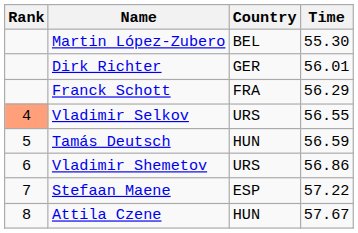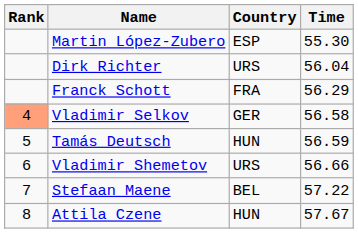(246, 42) BEL -> (246, 42) ESP
(246, 67) GER -> (246, 67) URS
(327, 67) 56.01 -> (327, 67) 56.04
(246, 116) URS -> (246, 116) GER
(327, 116) 56.55 -> (327, 116) 56.58
(327, 166) 56.86 -> (327, 166) 56.66
(246, 191) ESP -> (246, 191) BEL
